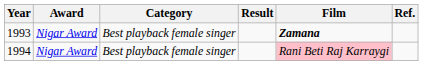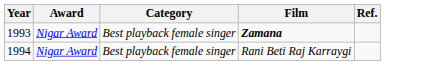- column: (257, 13)
(334, 51) pink background -> (296, 51) no background
